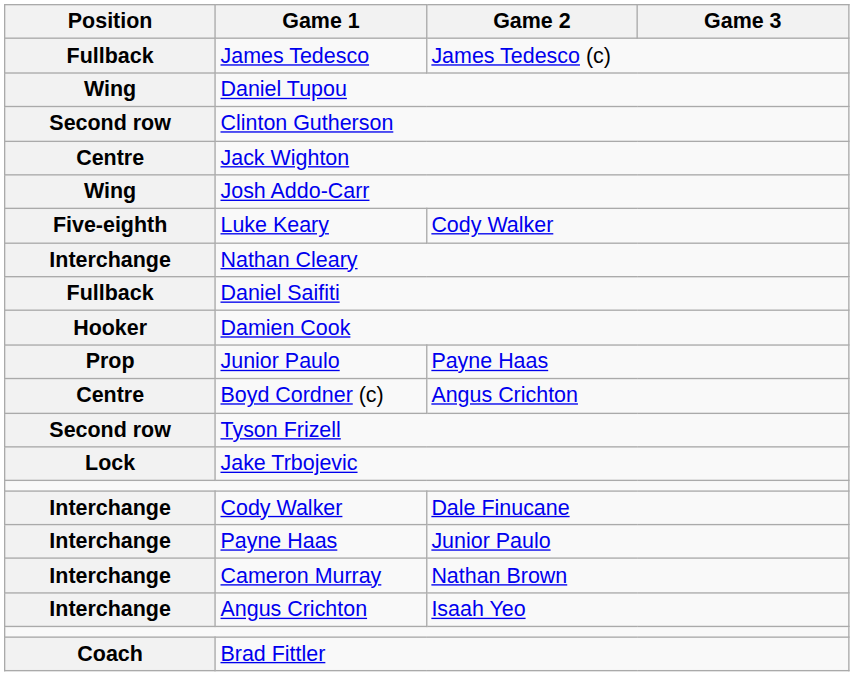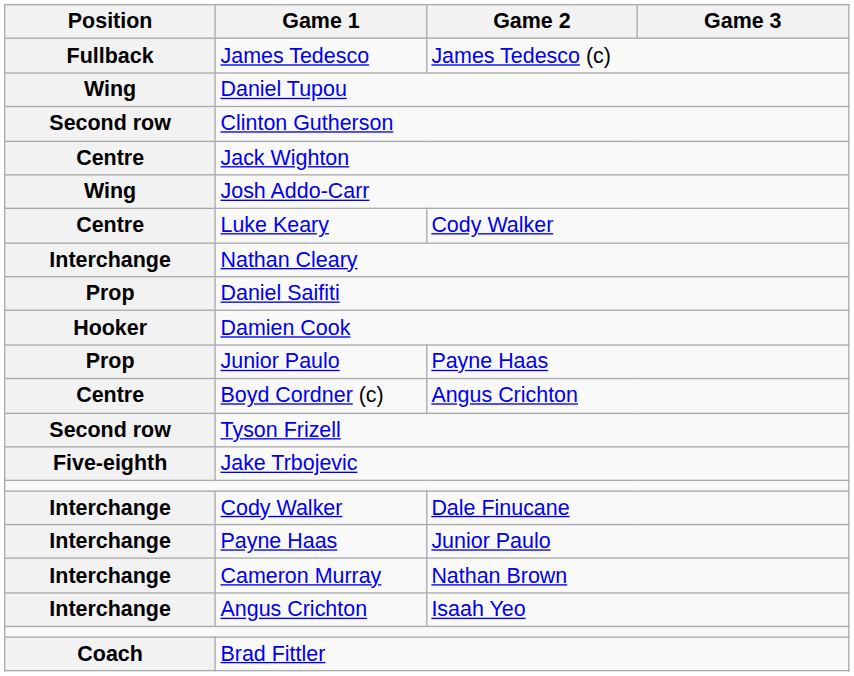(110, 225) Five-eighth -> (110, 225) Centre
(110, 293) Fullback -> (110, 293) Prop
(110, 463) Lock -> (110, 463) Five-eighth
